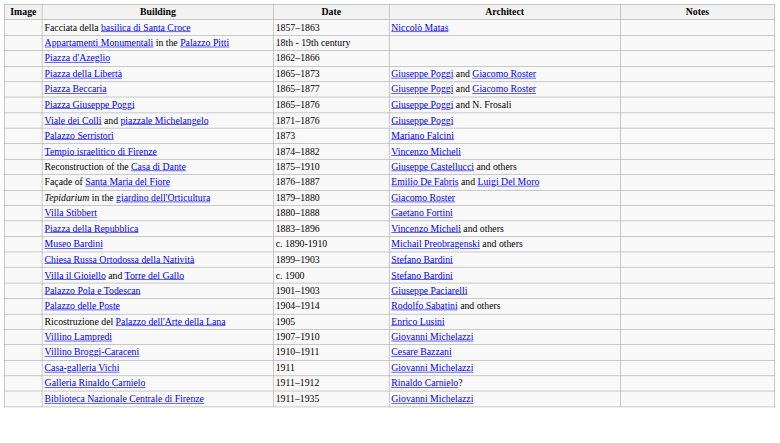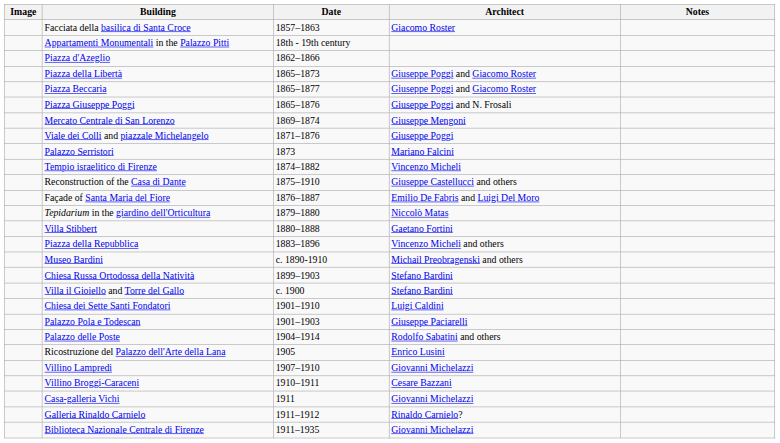(420, 27) Niccolò Matas -> (423, 27) Giacomo Roster
+ row: (110, 120)
(423, 197) Giacomo Roster -> (420, 213) Niccolò Matas
+ row: (107, 306)
